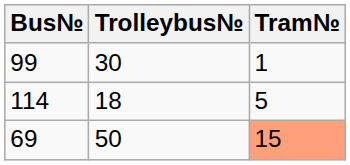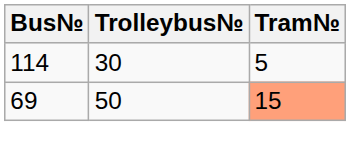- row: (24, 62)
(108, 100) 18 -> (108, 62) 30
